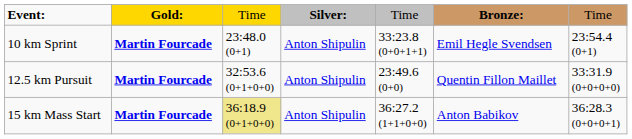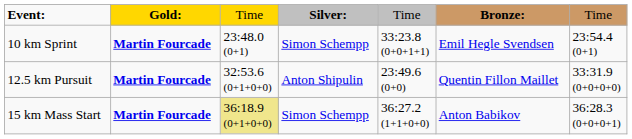(325, 43) Anton Shipulin -> (325, 43) Simon Schempp
(325, 115) Anton Shipulin -> (325, 115) Simon Schempp
